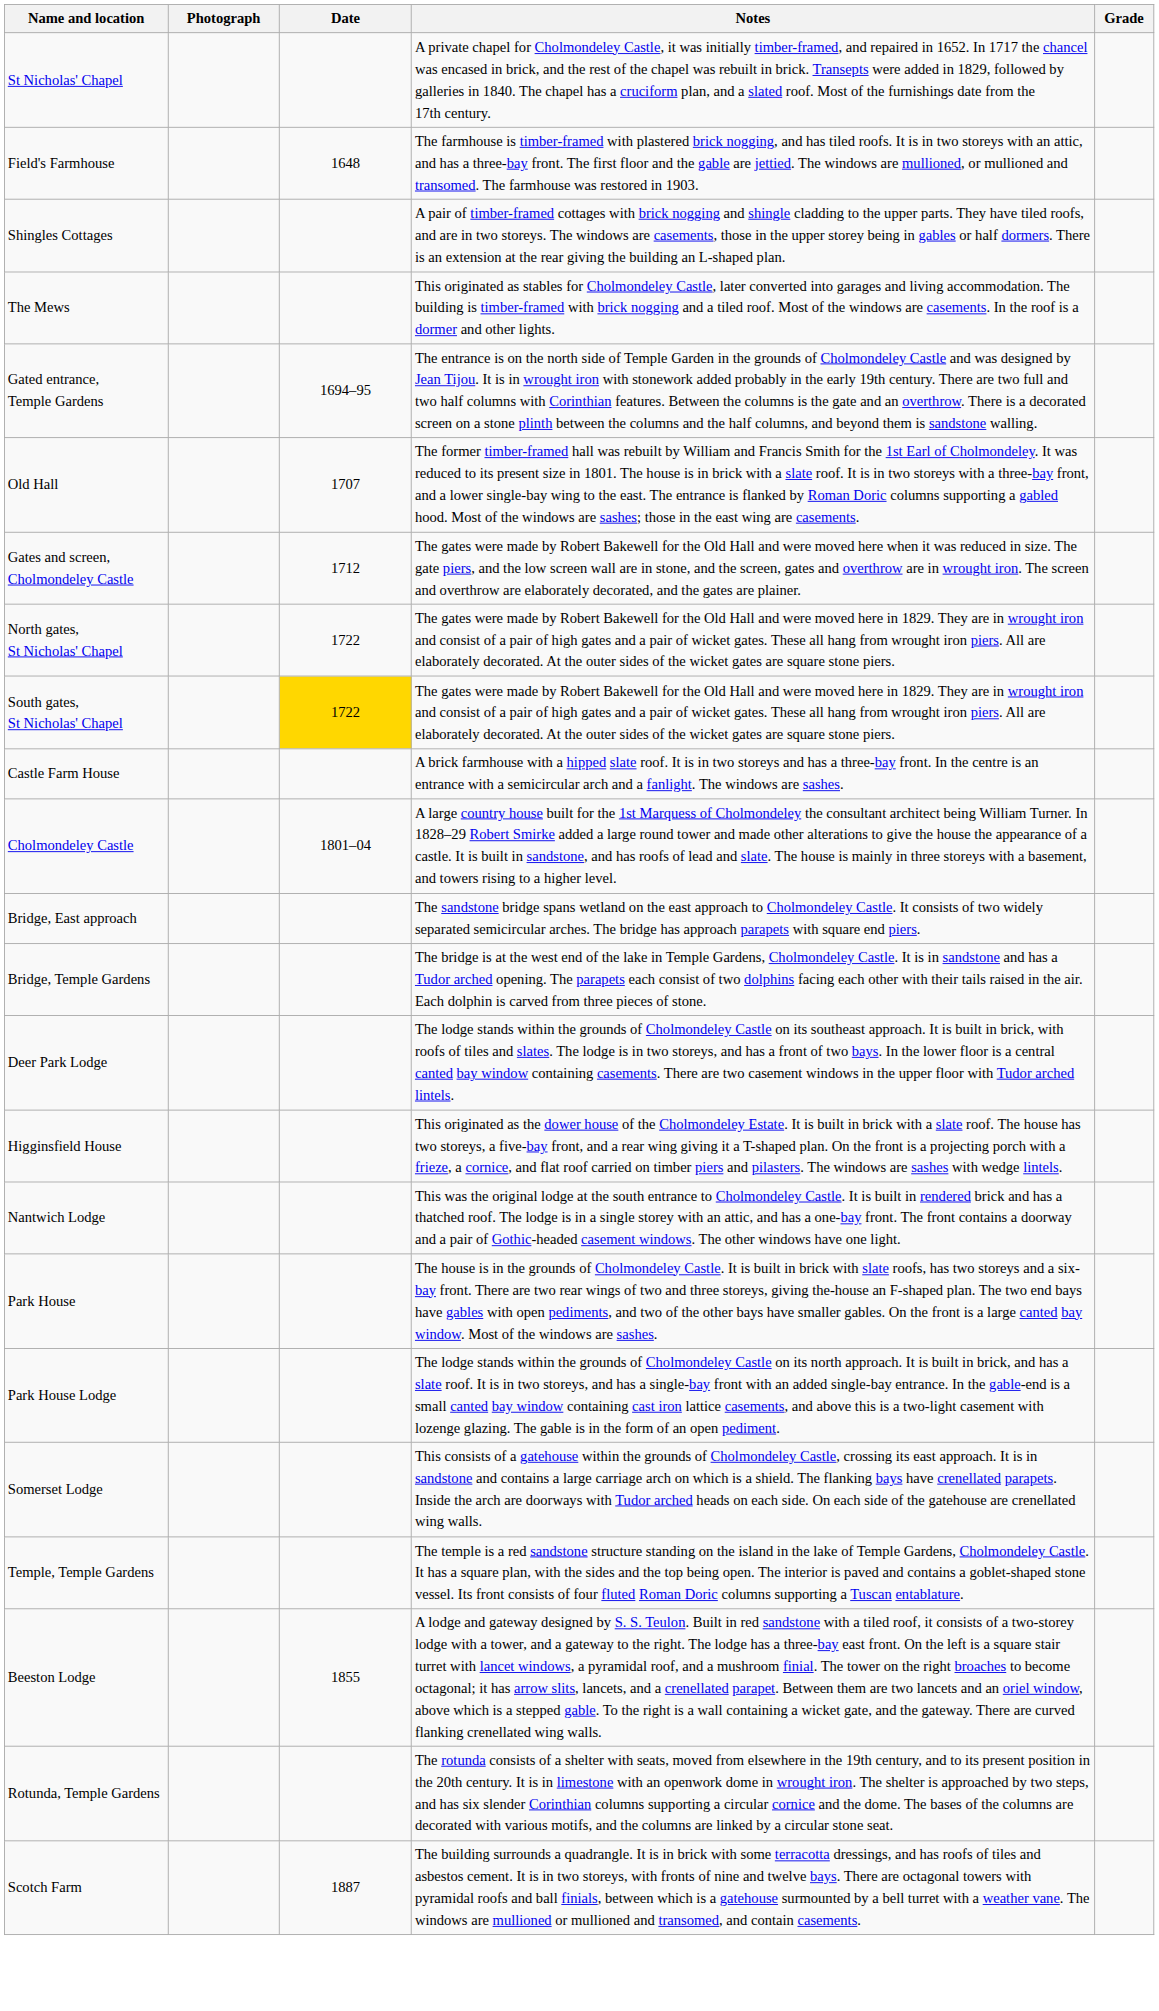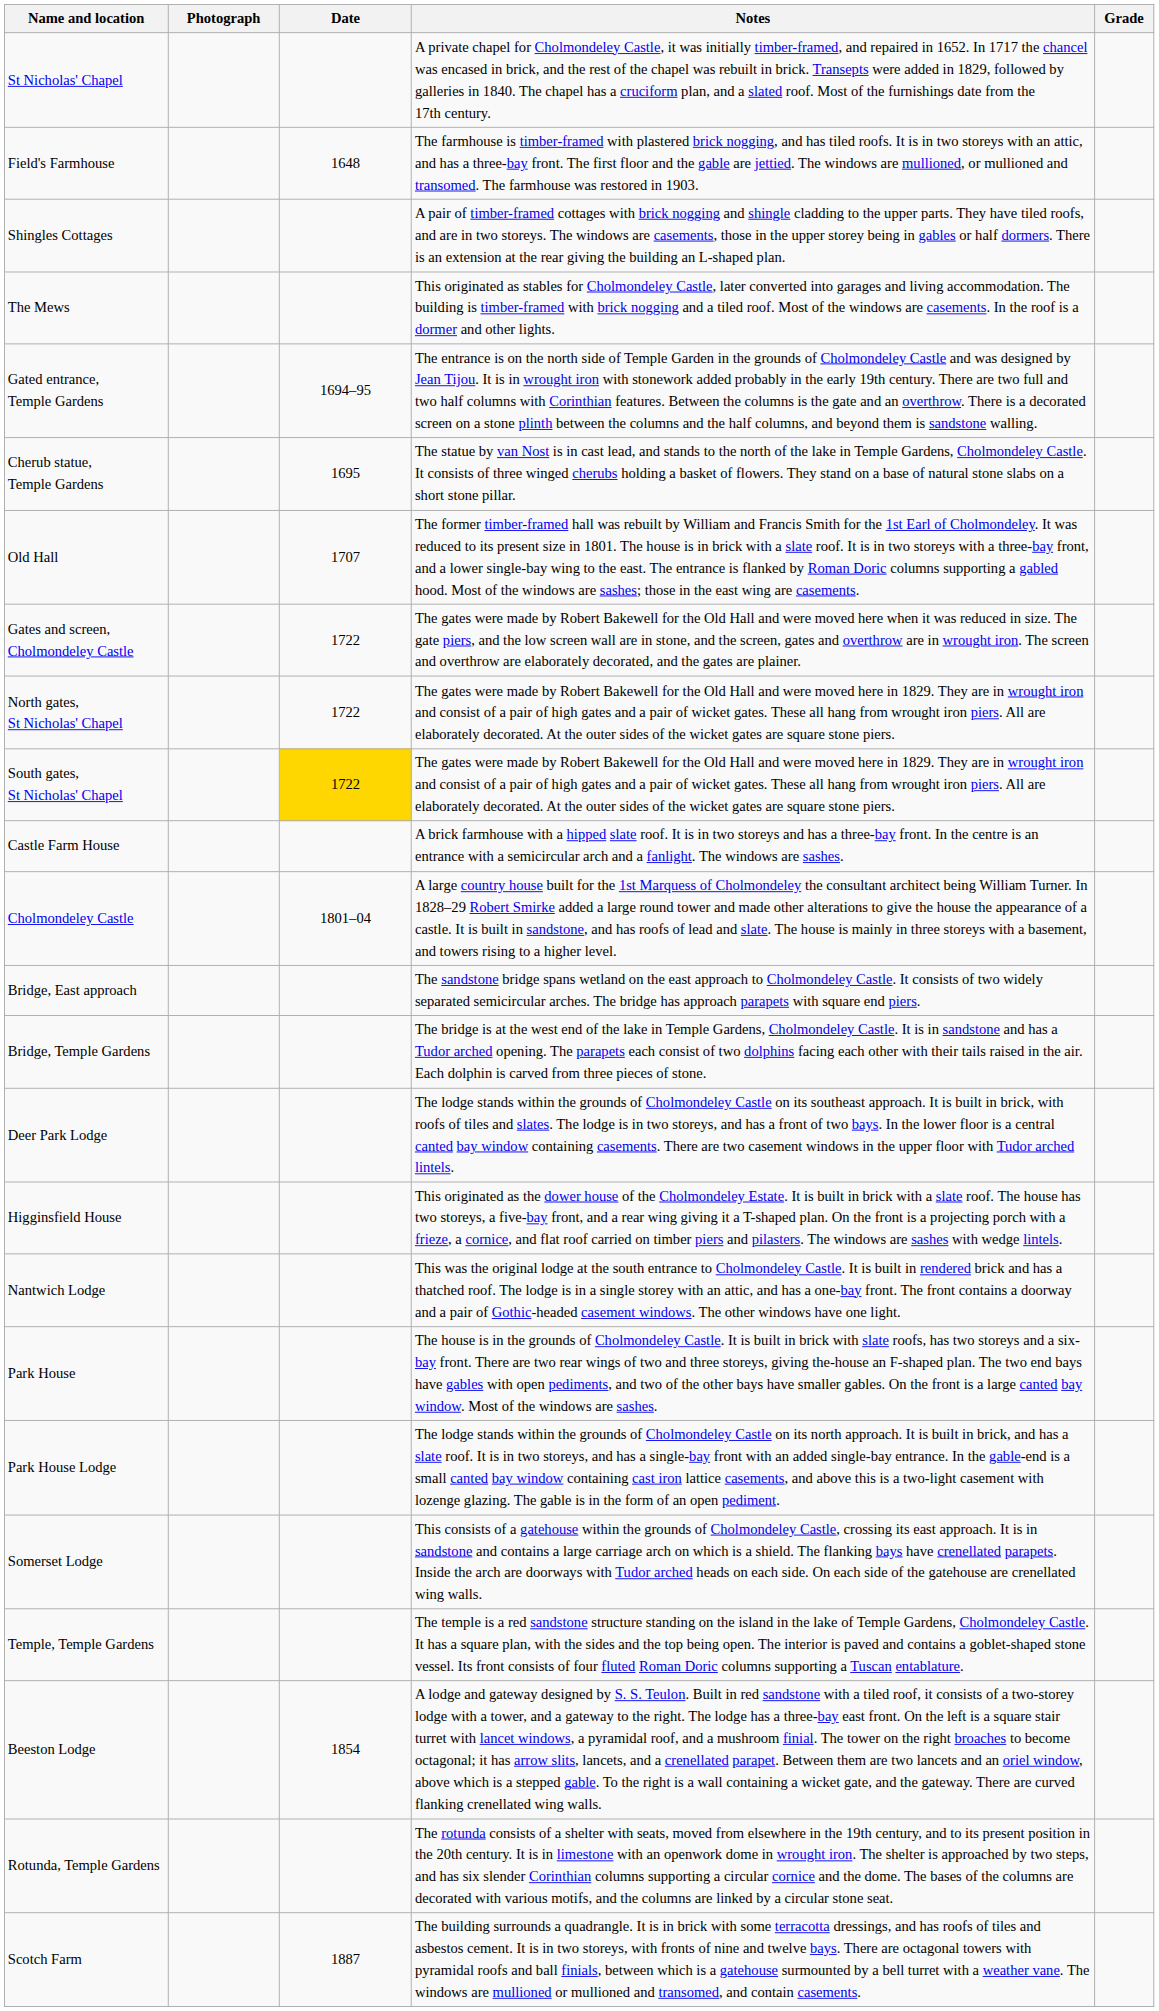+ row: (56, 474)
(345, 568) 1712 -> (345, 640) 1722
(345, 1677) 1855 -> (345, 1749) 1854
